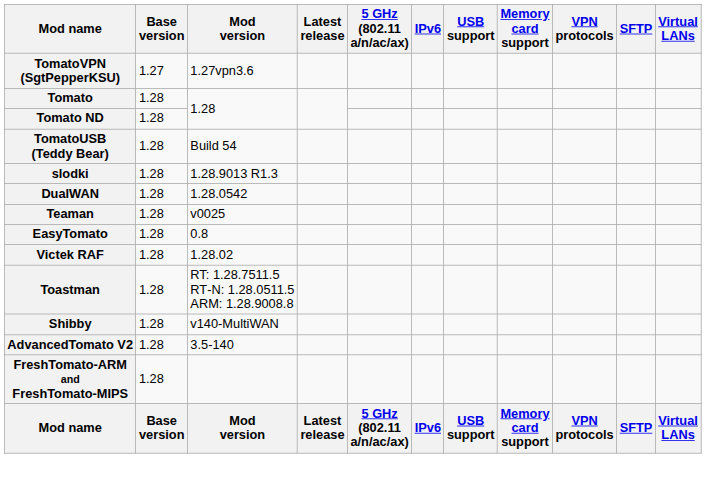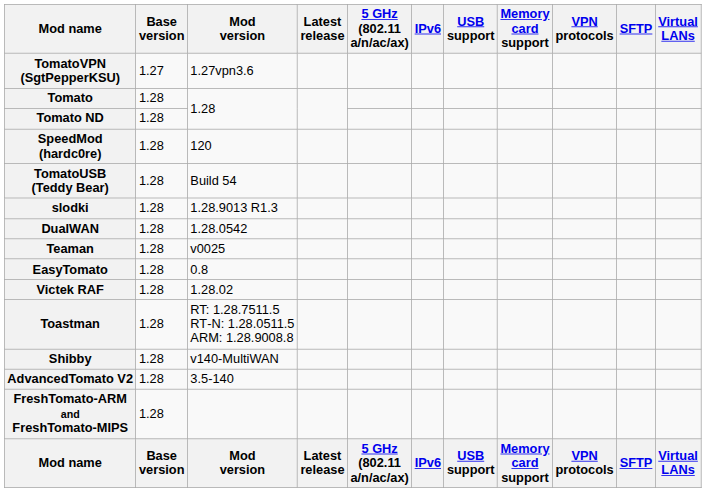+ row: (70, 146)
